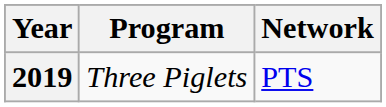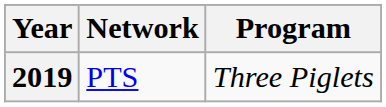columns swapped: (167, 28) <-> (318, 28)
